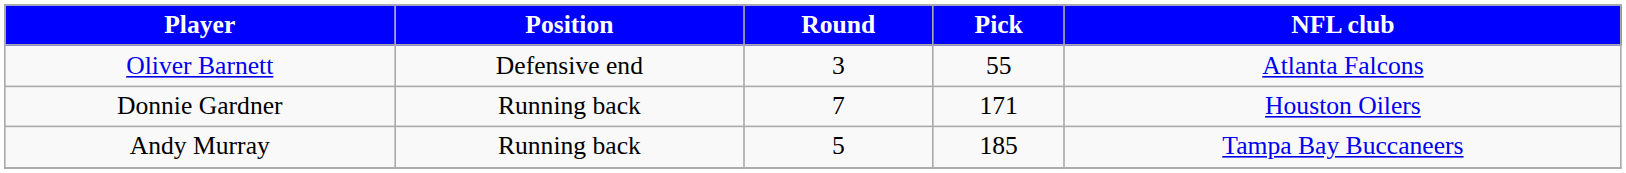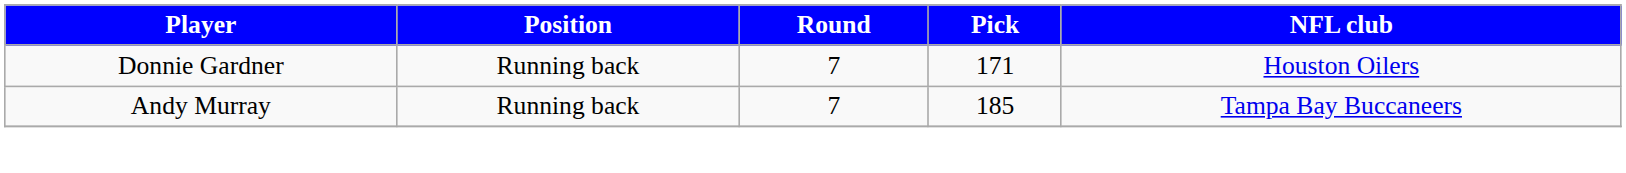- row: (200, 65)
(838, 146) 5 -> (834, 106) 7
